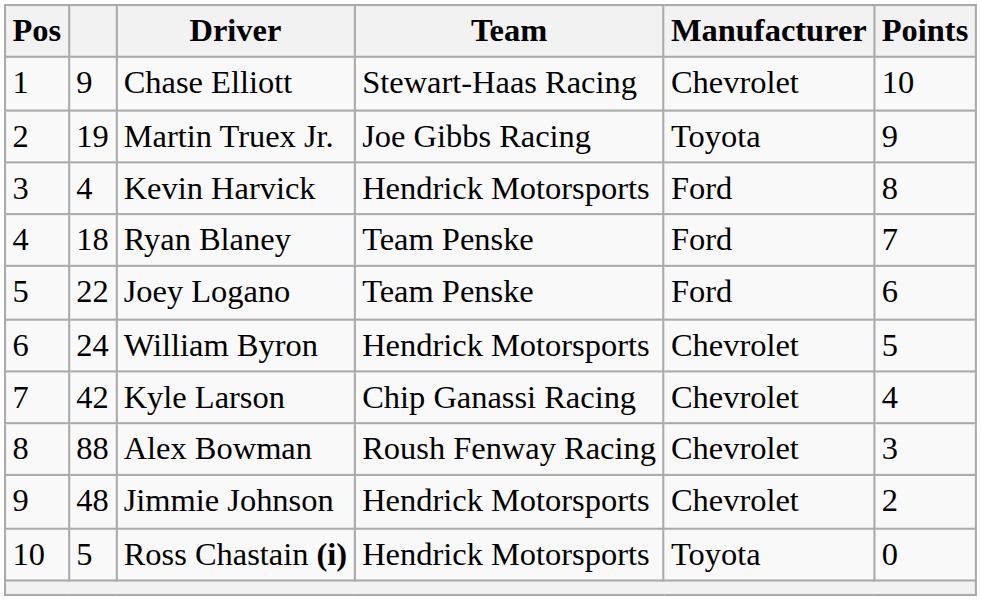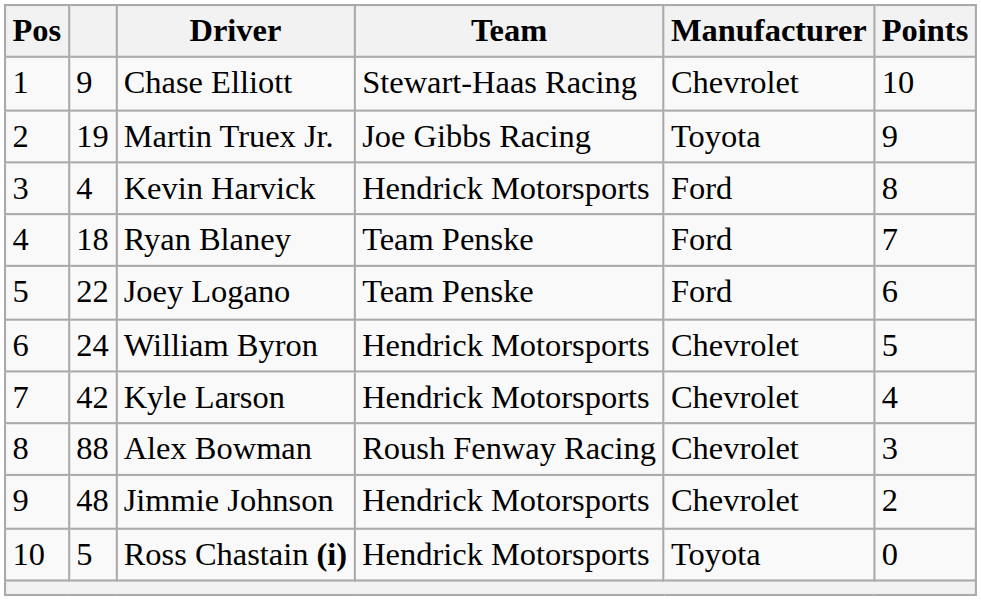(499, 396) Chip Ganassi Racing -> (506, 396) Hendrick Motorsports
